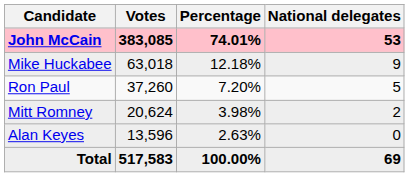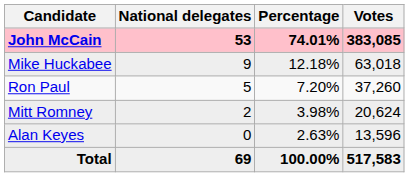columns swapped: (146, 16) <-> (334, 16)
